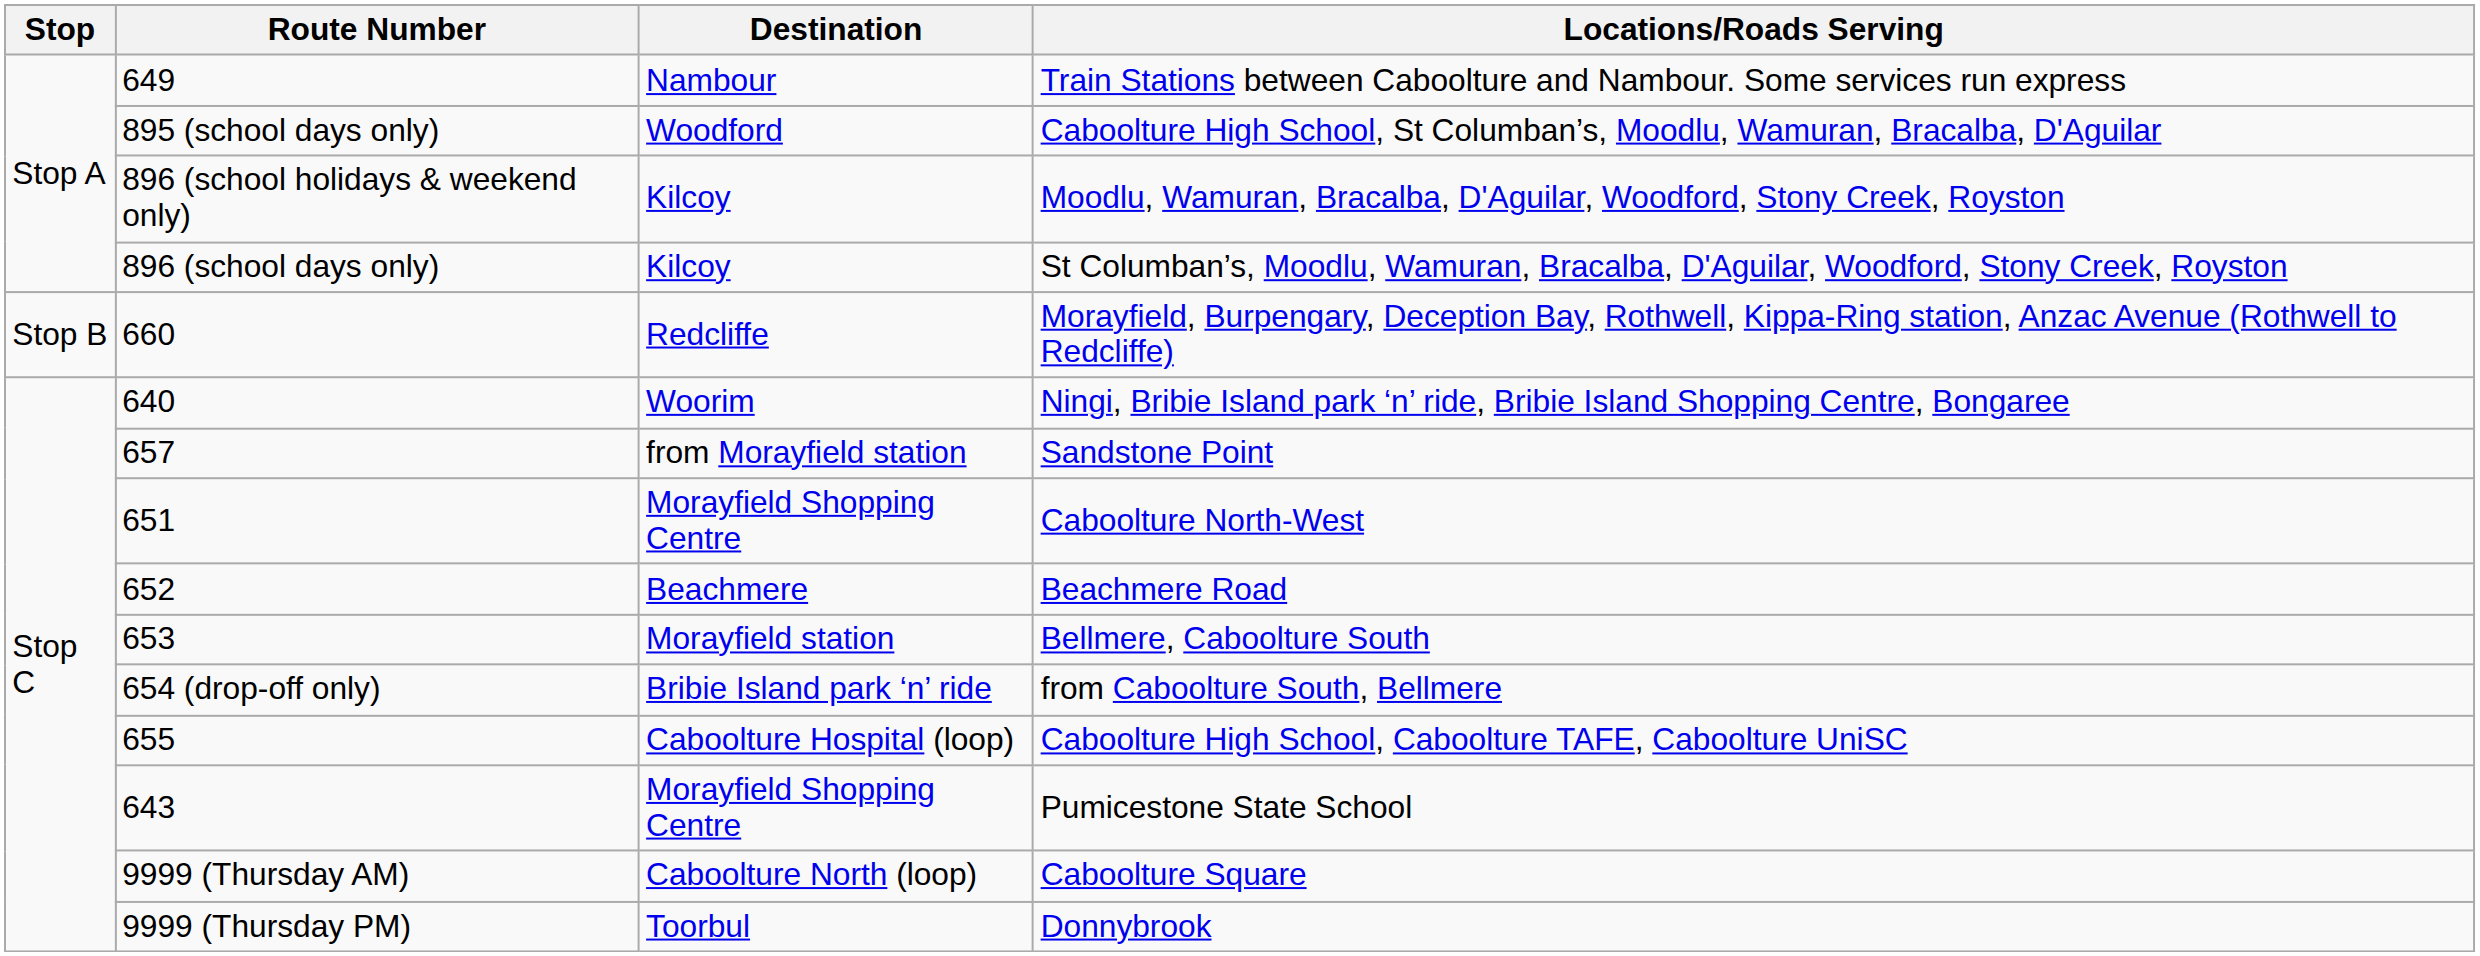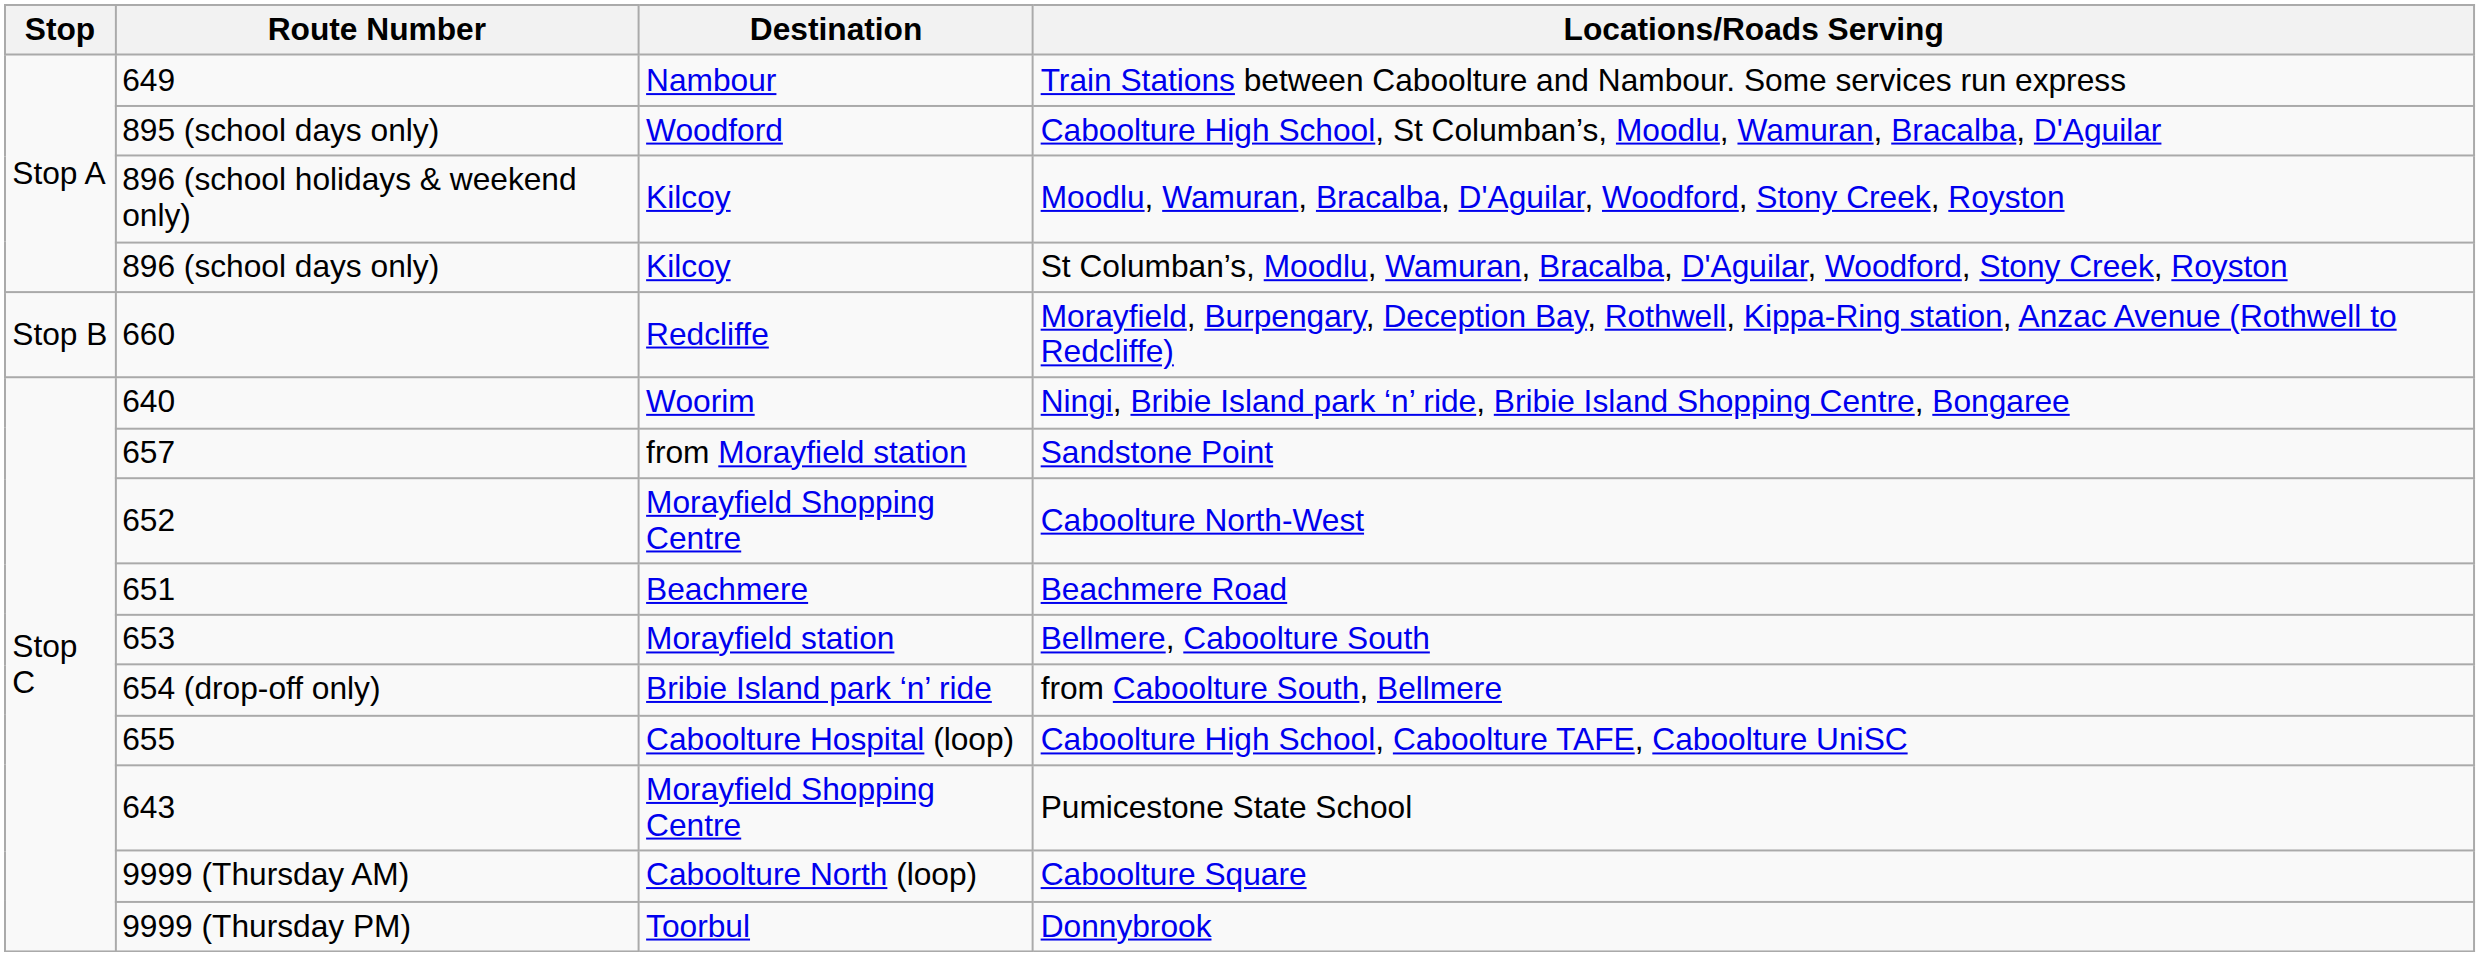(149, 520) 651 -> (149, 520) 652
(149, 588) 652 -> (149, 588) 651
